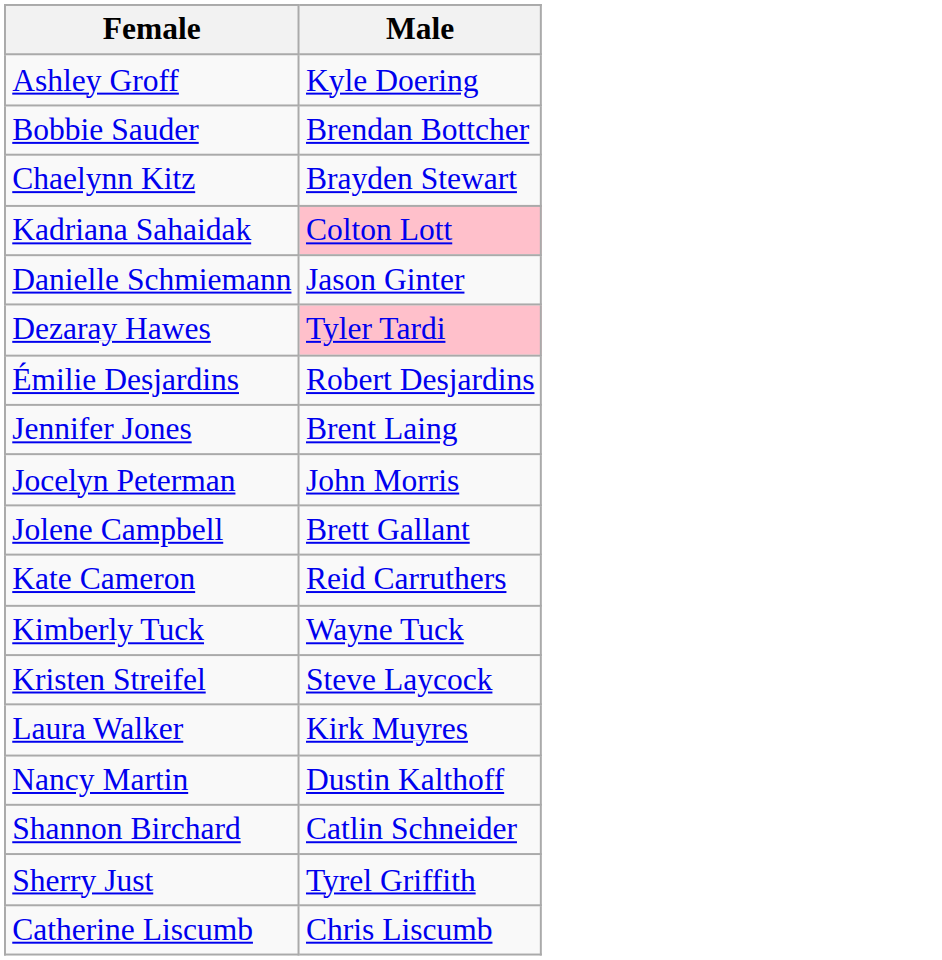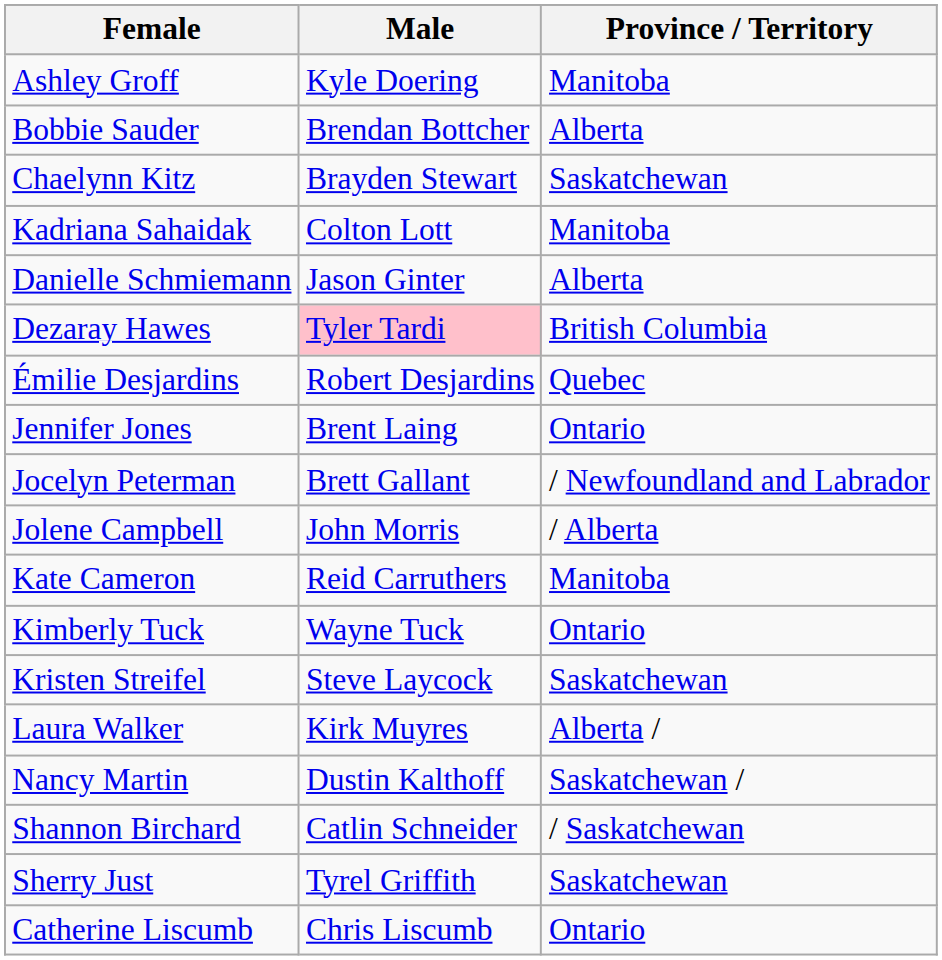+ column: (739, 29)
(379, 229) pink background -> (379, 229) no background
(383, 479) John Morris -> (388, 479) Brett Gallant
(388, 529) Brett Gallant -> (383, 529) John Morris
